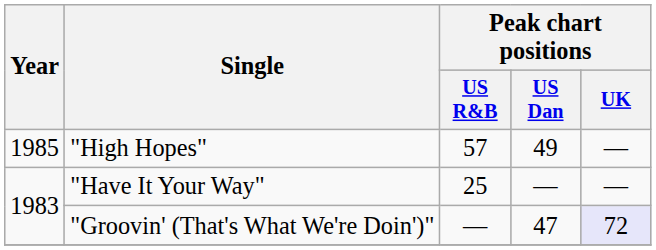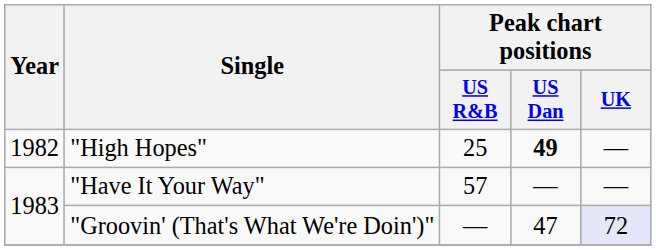(35, 147) 1985 -> (35, 147) 1982
(475, 147) 57 -> (475, 147) 25
(546, 147) normal -> (546, 147) bold
(475, 186) 25 -> (475, 186) 57
